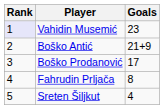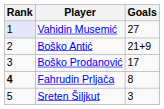(133, 29) 23 -> (133, 29) 27
(10, 79) normal -> (10, 79) bold
(130, 96) 4 -> (130, 96) 3
